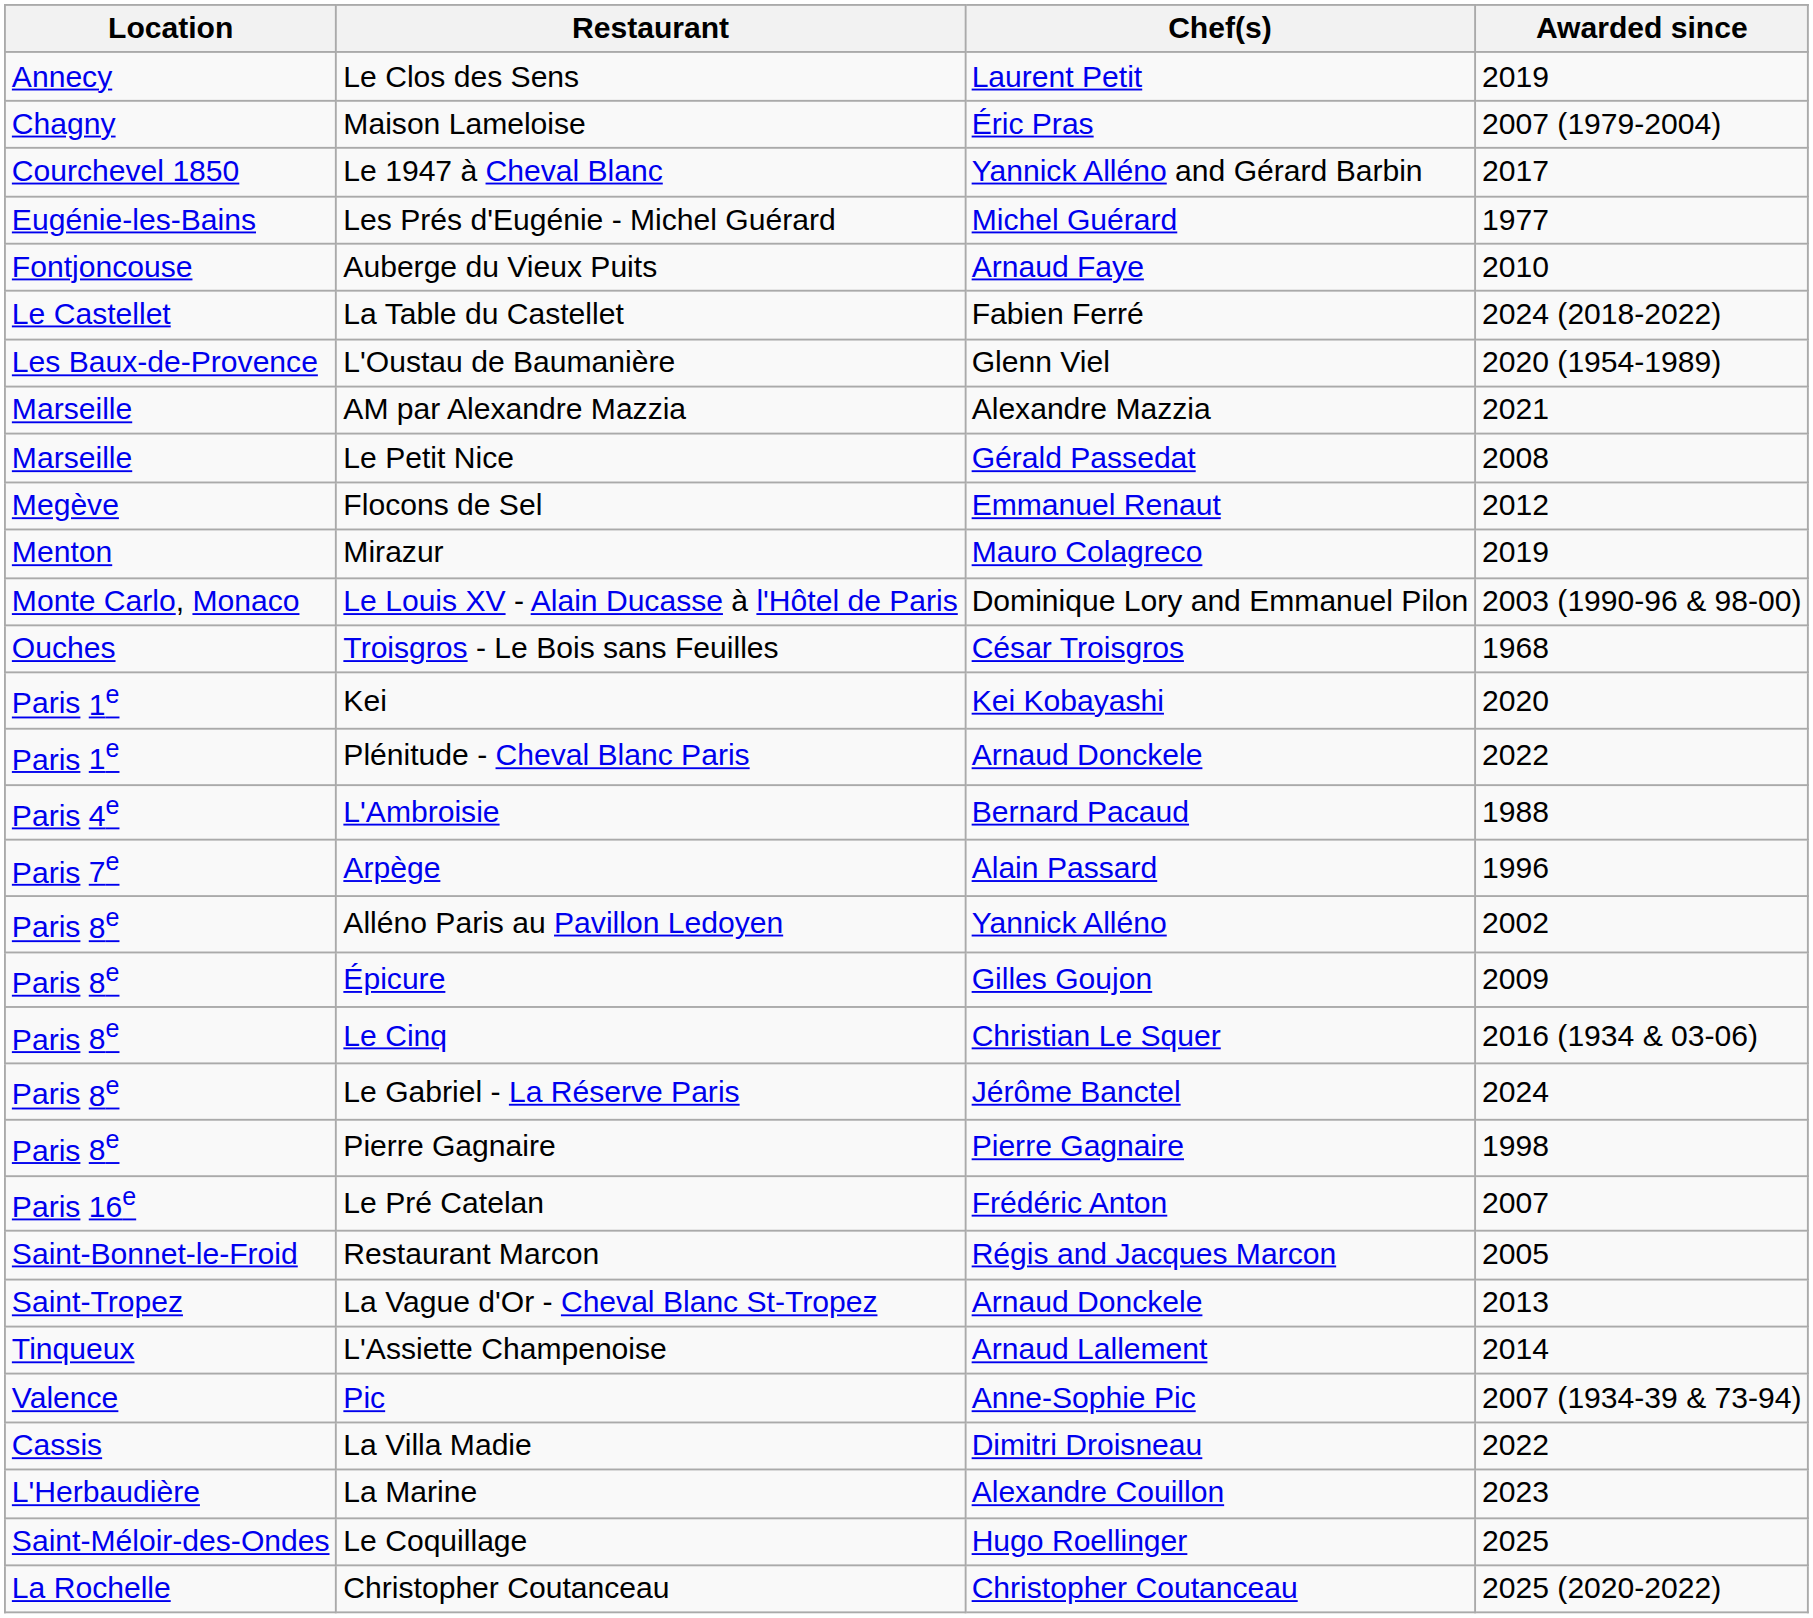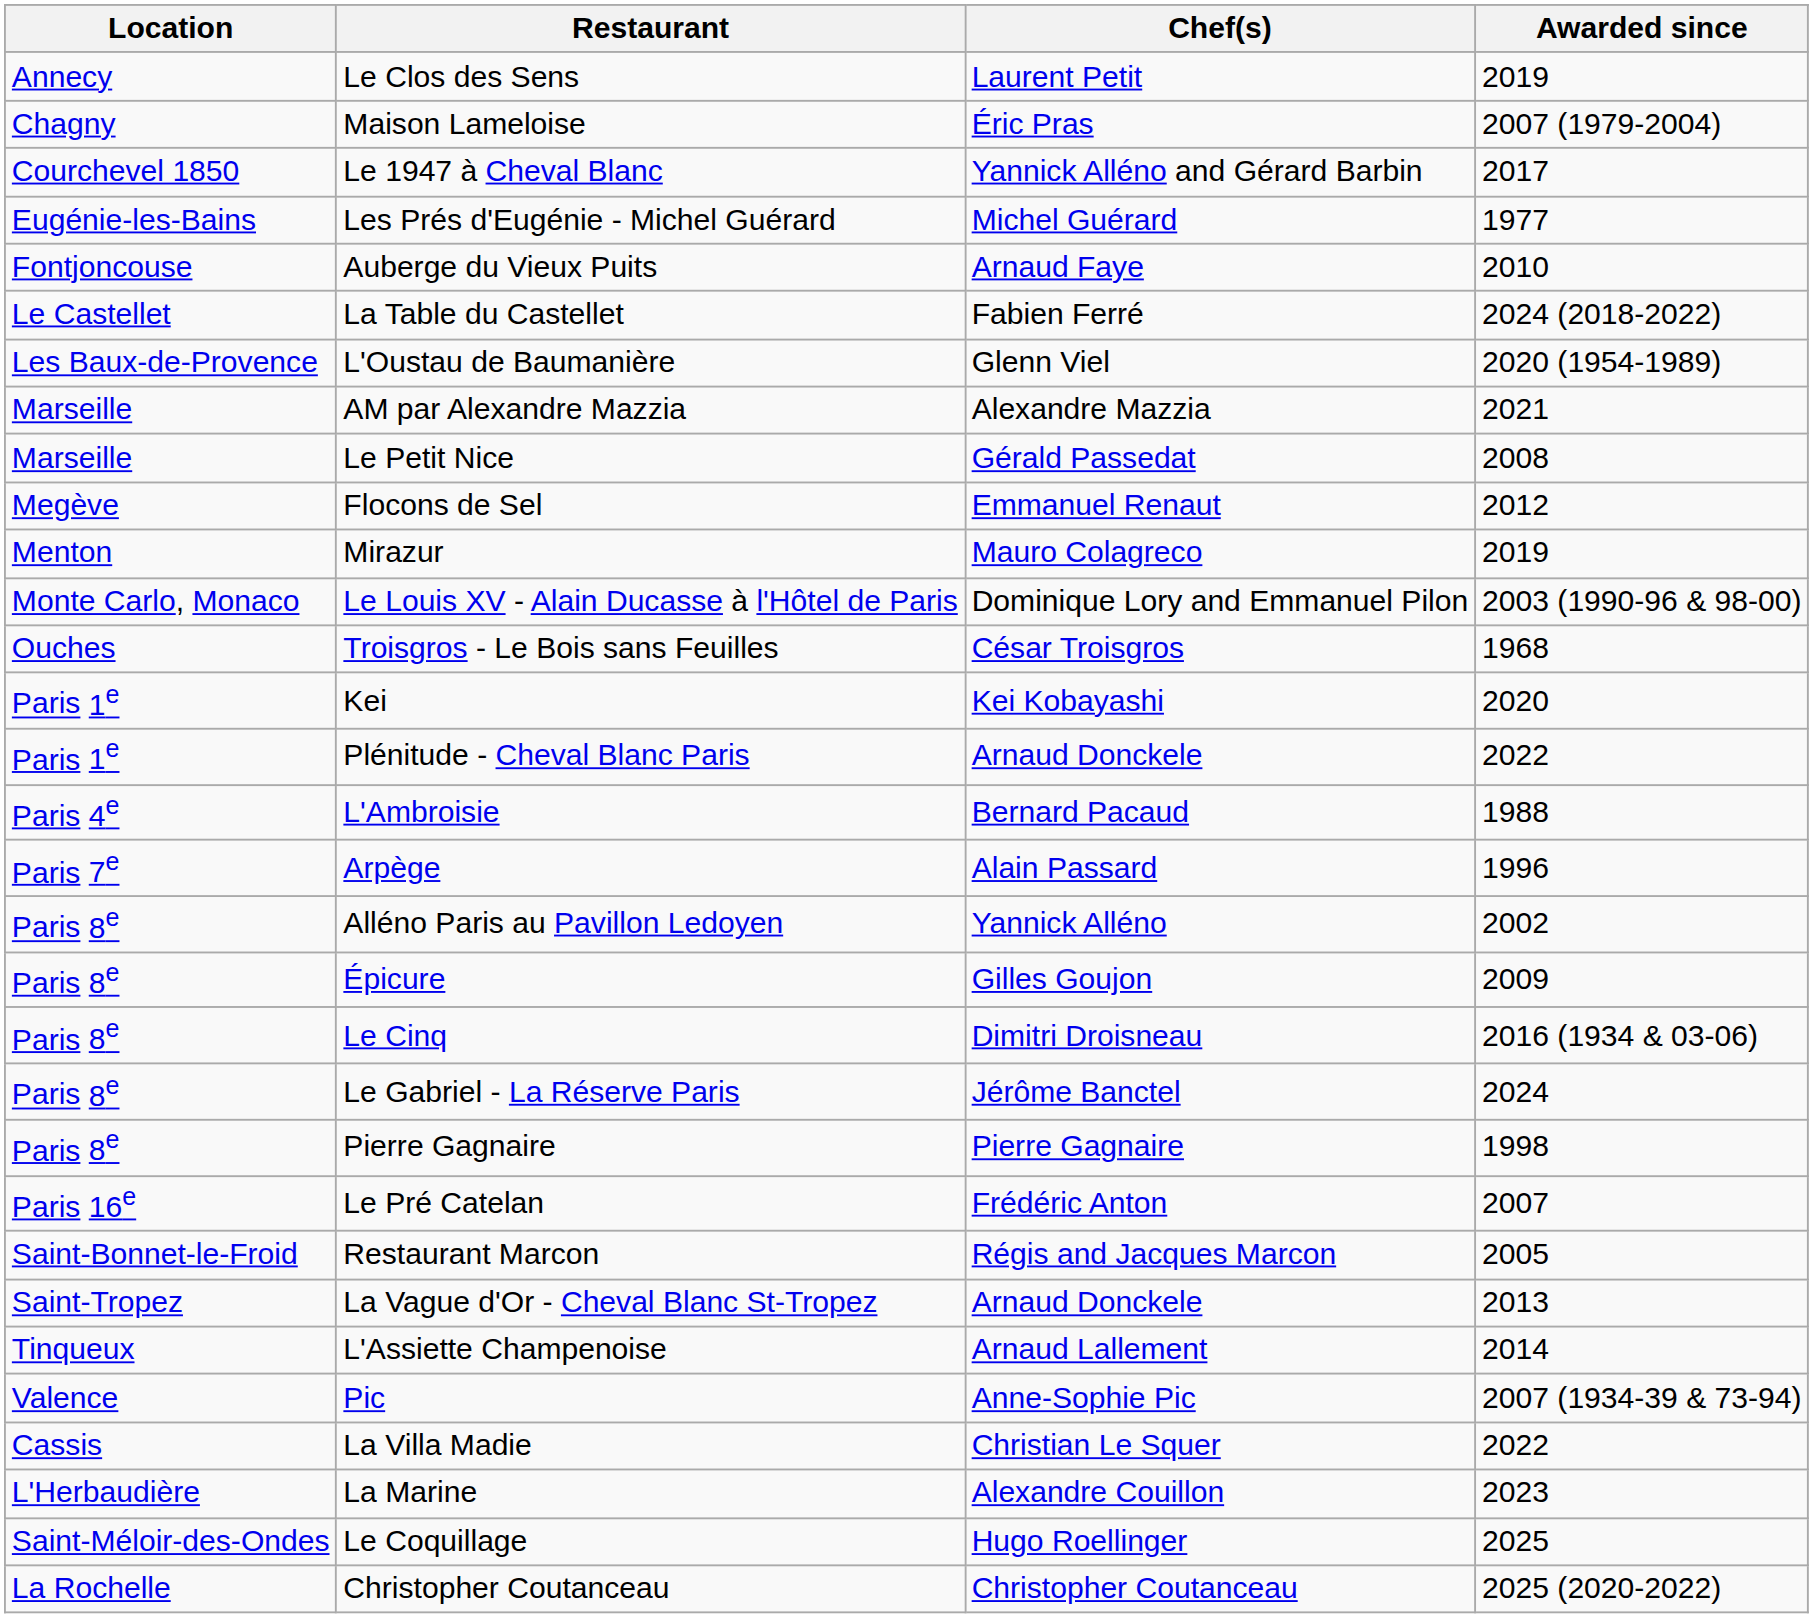(1096, 1035) Christian Le Squer -> (1087, 1035) Dimitri Droisneau
(1087, 1445) Dimitri Droisneau -> (1096, 1445) Christian Le Squer
